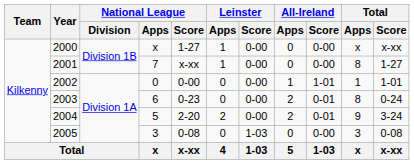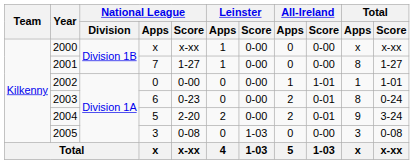(189, 47) 1-27 -> (189, 47) x-xx
(189, 64) x-xx -> (189, 64) 1-27
